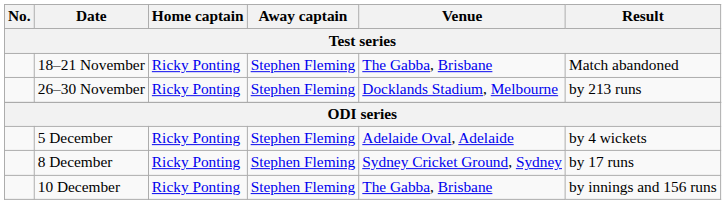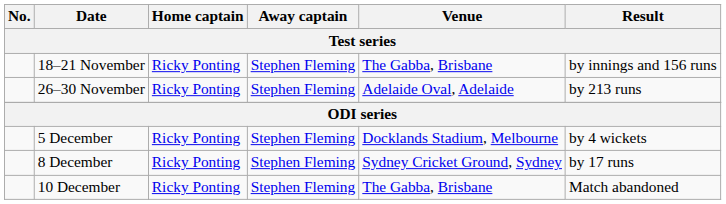(624, 65) Match abandoned -> (643, 65) by innings and 156 runs
(460, 89) Docklands Stadium, Melbourne -> (438, 89) Adelaide Oval, Adelaide
(438, 138) Adelaide Oval, Adelaide -> (460, 138) Docklands Stadium, Melbourne
(643, 187) by innings and 156 runs -> (624, 187) Match abandoned
